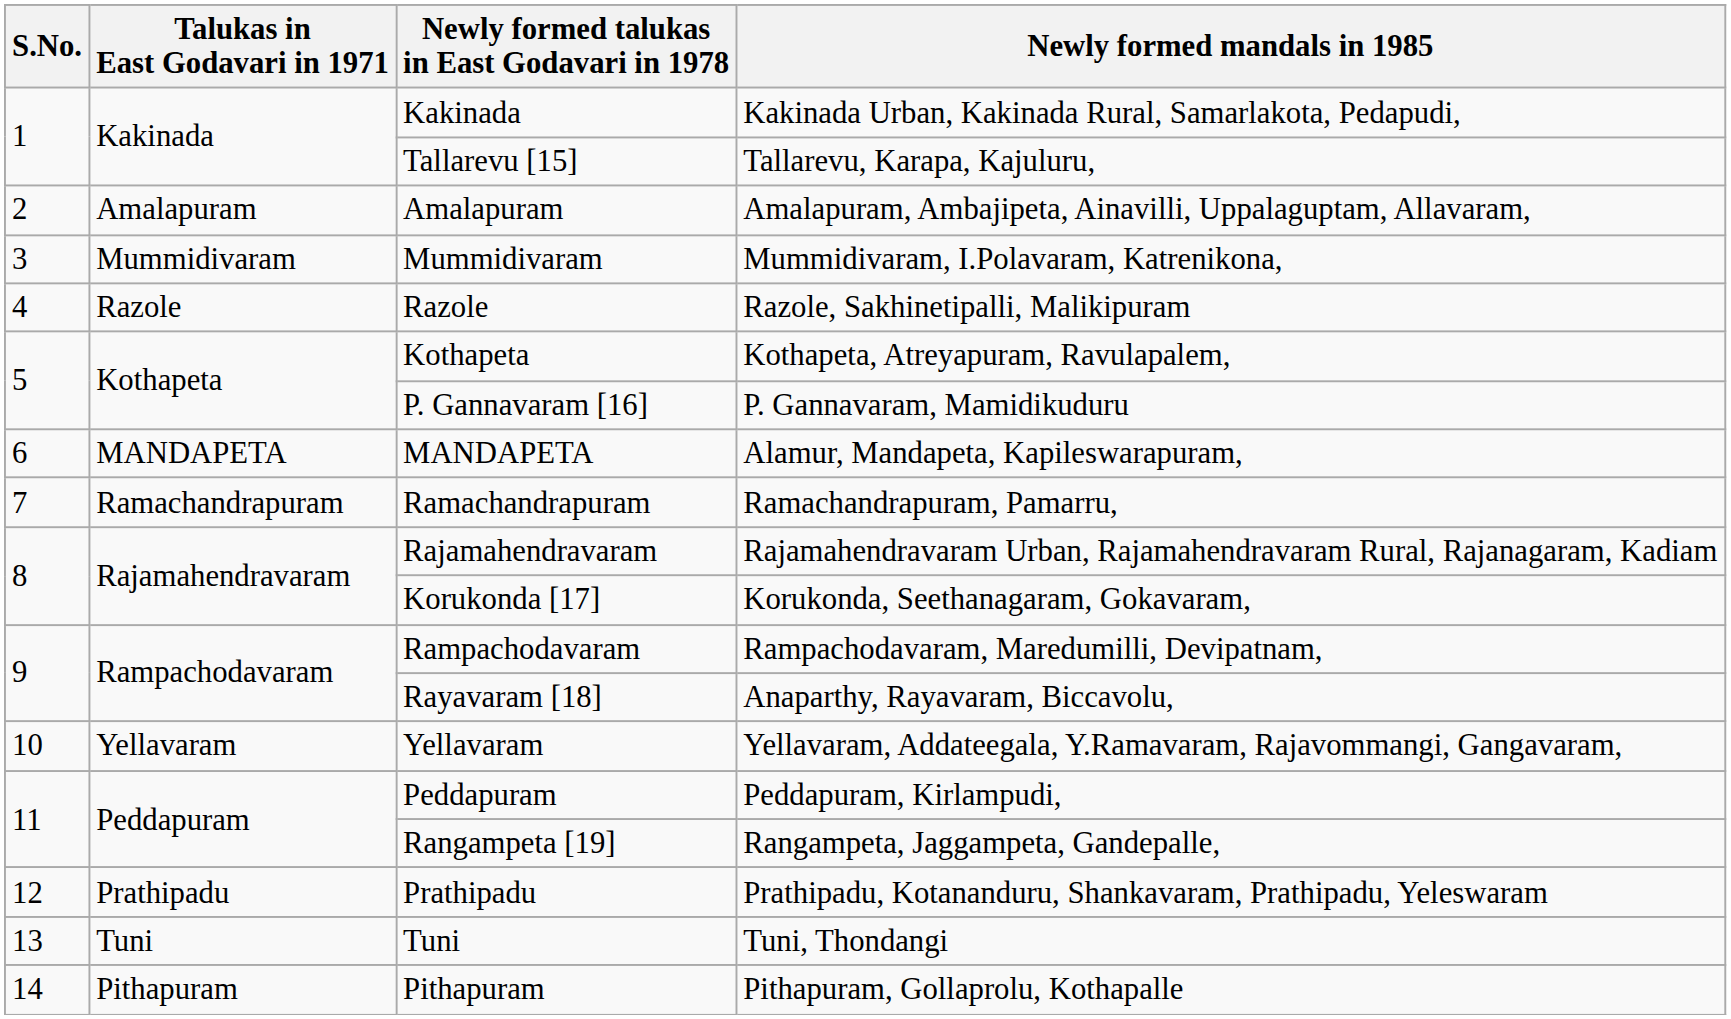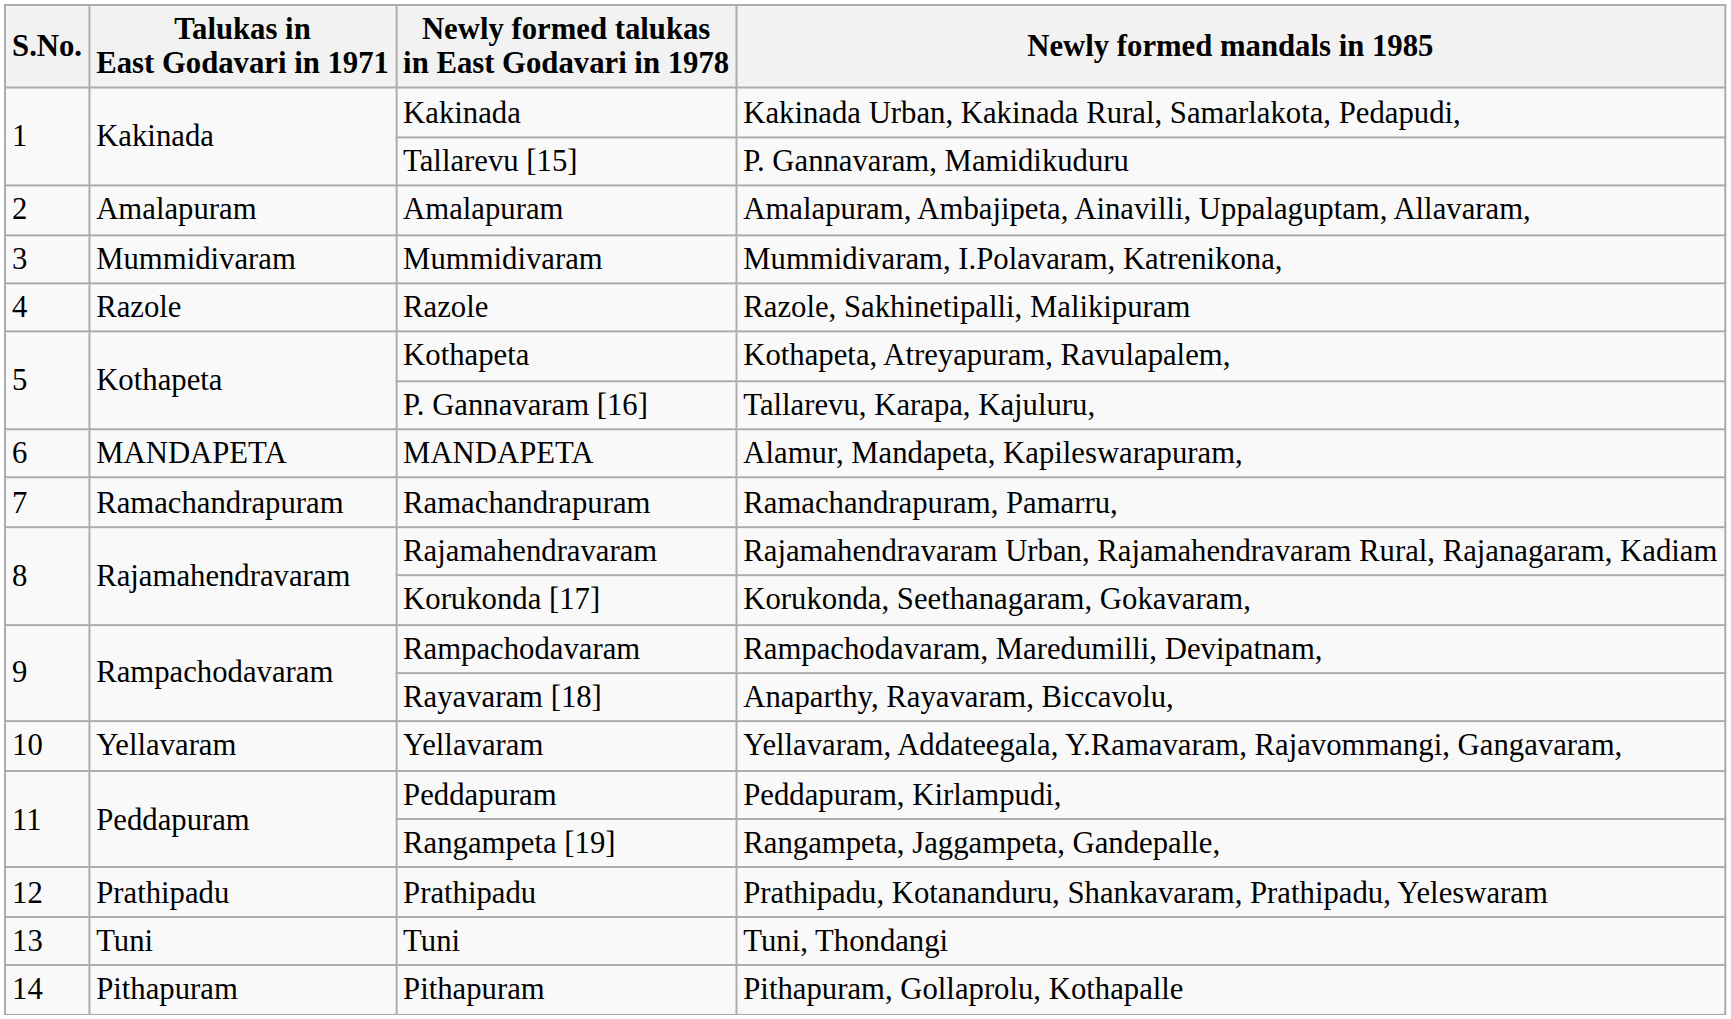(919, 160) Tallarevu, Karapa, Kajuluru, -> (936, 160) P. Gannavaram, Mamidikuduru
(936, 404) P. Gannavaram, Mamidikuduru -> (919, 404) Tallarevu, Karapa, Kajuluru,
